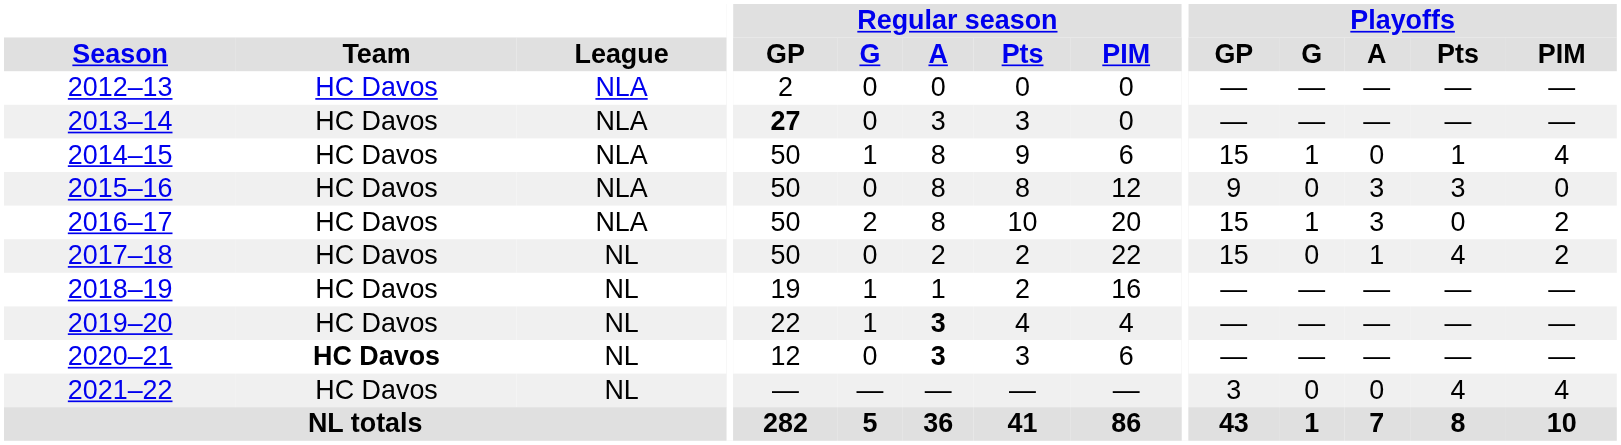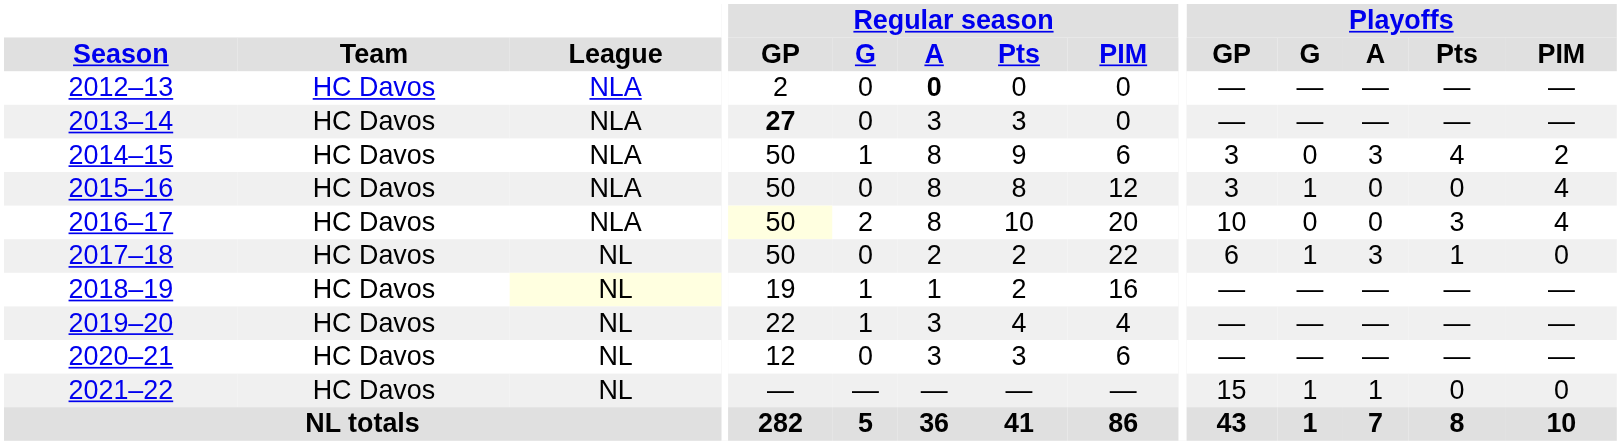(938, 87) normal -> (934, 87) bold
(1234, 154) 15 -> (1232, 154) 3
(1312, 154) 1 -> (1310, 154) 0
(1377, 154) 0 -> (1375, 154) 3
(1458, 154) 1 -> (1457, 154) 4
(1562, 154) 4 -> (1561, 154) 2
(1234, 188) 9 -> (1232, 188) 3
(1312, 188) 0 -> (1310, 188) 1
(1377, 188) 3 -> (1375, 188) 0
(1458, 188) 3 -> (1457, 188) 0
(1562, 188) 0 -> (1561, 188) 4
(785, 222) no background -> (781, 222) lightyellow background
(1234, 222) 15 -> (1232, 222) 10
(1312, 222) 1 -> (1310, 222) 0
(1377, 222) 3 -> (1375, 222) 0
(1458, 222) 0 -> (1457, 222) 3
(1562, 222) 2 -> (1561, 222) 4
(1234, 255) 15 -> (1232, 255) 6
(1312, 255) 0 -> (1310, 255) 1
(1377, 255) 1 -> (1375, 255) 3
(1458, 255) 4 -> (1457, 255) 1
(1562, 255) 2 -> (1561, 255) 0
(622, 289) no background -> (616, 289) lightyellow background
(938, 322) bold -> (934, 322) normal
(377, 356) bold -> (374, 356) normal
(938, 356) bold -> (934, 356) normal
(1234, 390) 3 -> (1232, 390) 15
(1312, 390) 0 -> (1310, 390) 1
(1377, 390) 0 -> (1375, 390) 1
(1458, 390) 4 -> (1457, 390) 0
(1562, 390) 4 -> (1561, 390) 0
